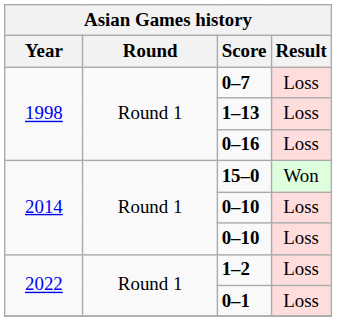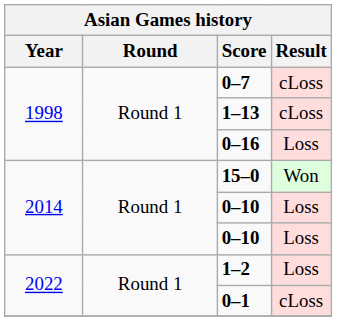(301, 82) Loss -> (301, 82) cLoss
(301, 113) Loss -> (301, 113) cLoss
(301, 300) Loss -> (301, 300) cLoss
